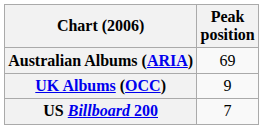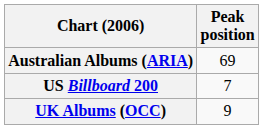rows swapped: (101, 85) <-> (101, 111)
